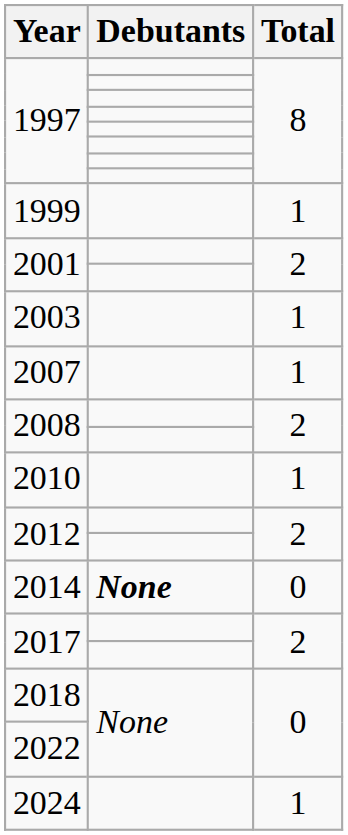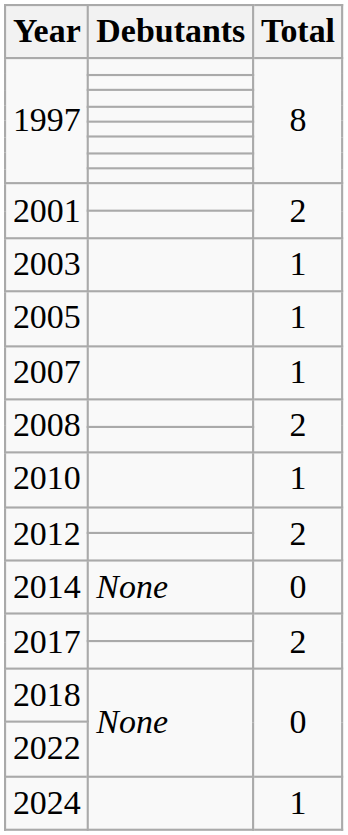- row: (47, 210)
+ row: (47, 317)
(134, 586) bold -> (132, 586) normal
